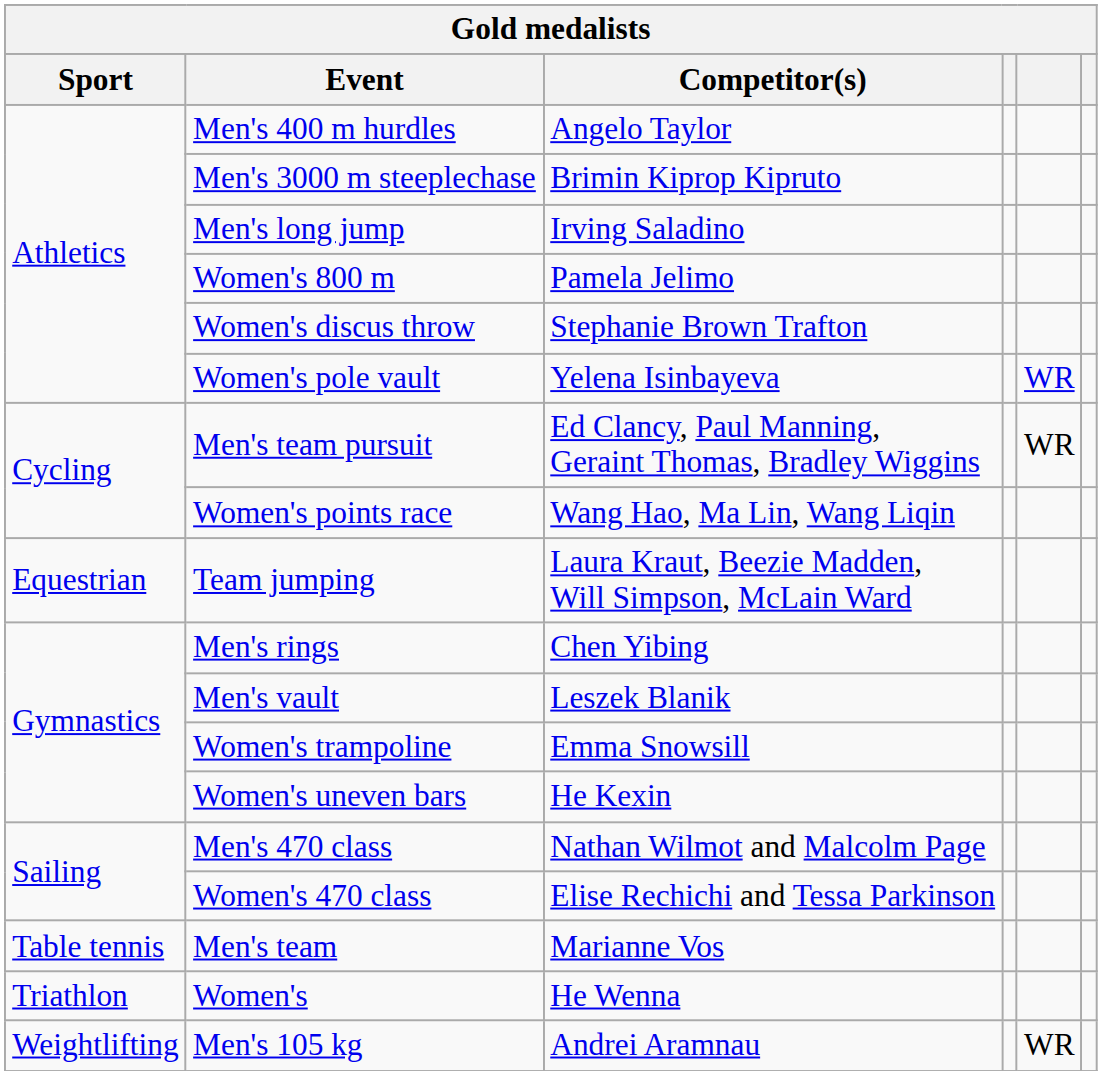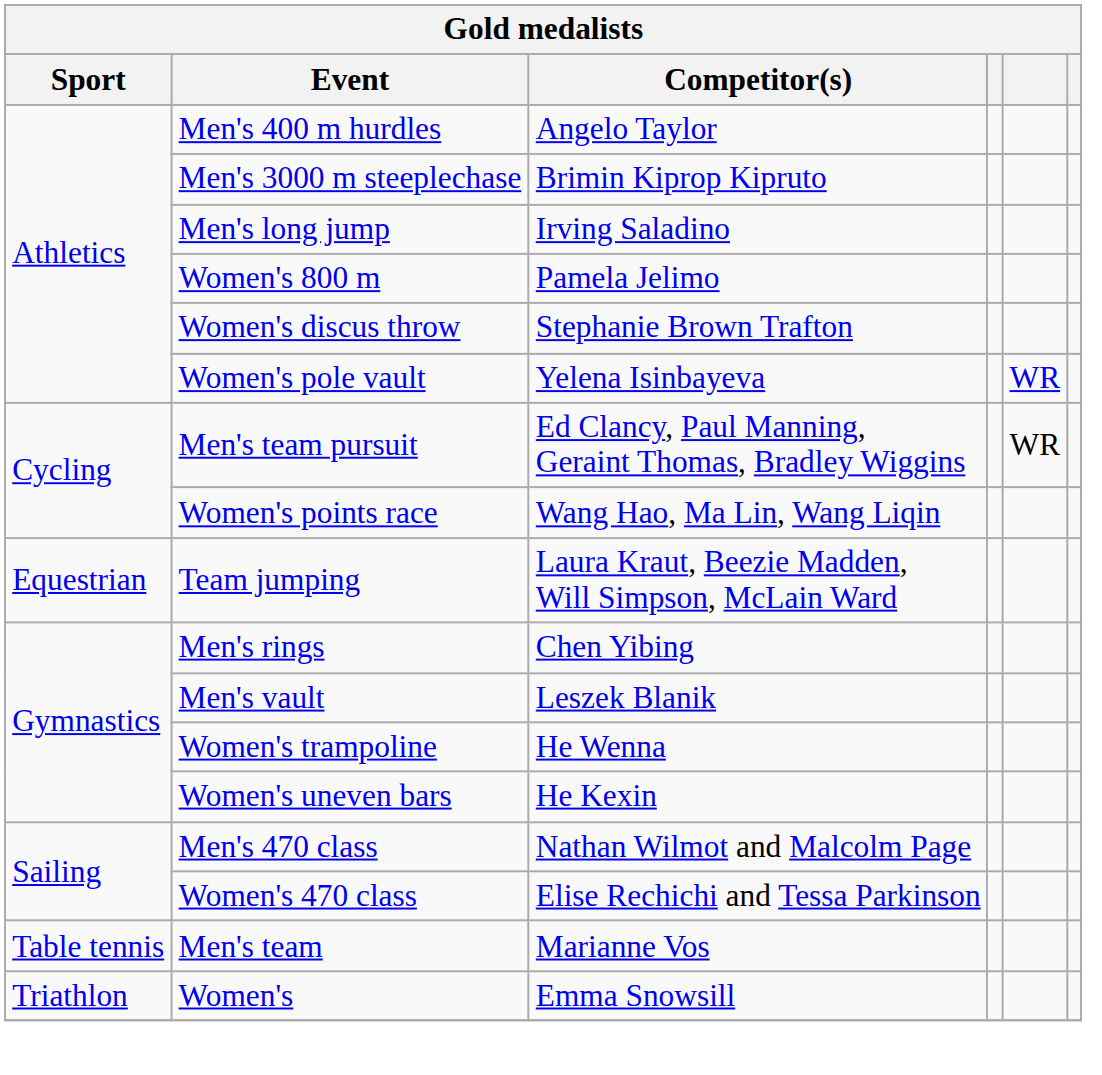(650, 746) Emma Snowsill -> (601, 746) He Wenna
(615, 995) He Wenna -> (636, 995) Emma Snowsill
- row: (278, 1044)
